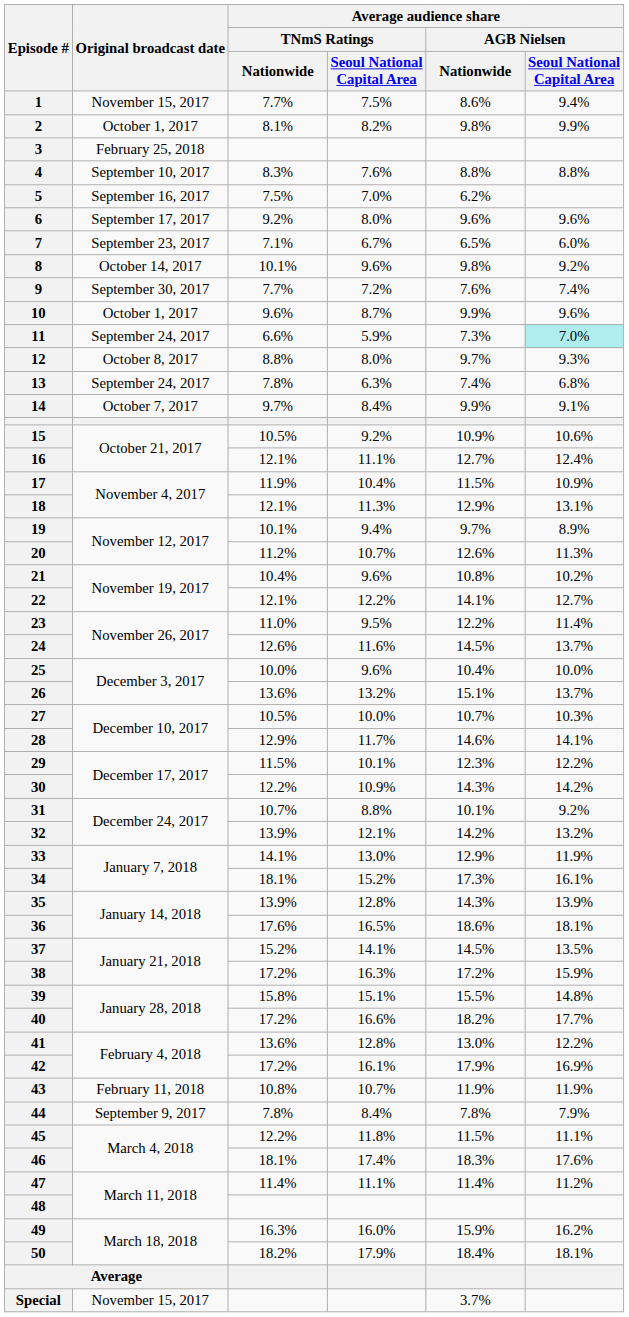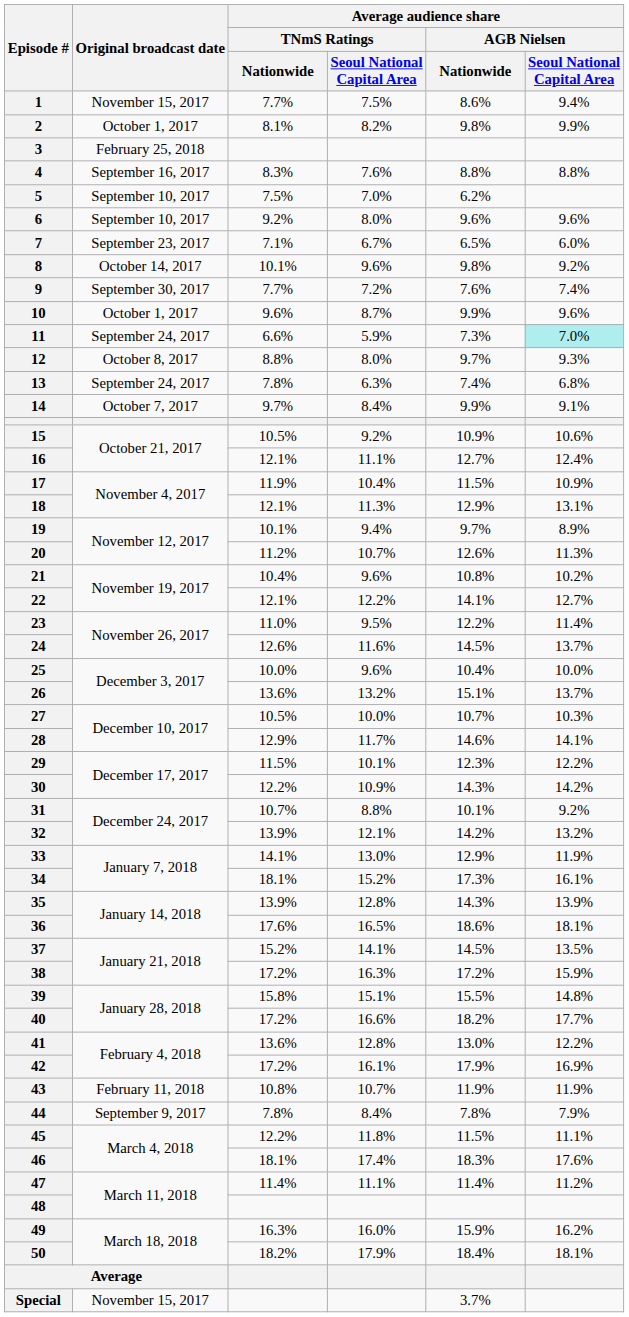(150, 172) September 10, 2017 -> (150, 172) September 16, 2017
(150, 196) September 16, 2017 -> (150, 196) September 10, 2017
(150, 219) September 17, 2017 -> (150, 219) September 10, 2017
